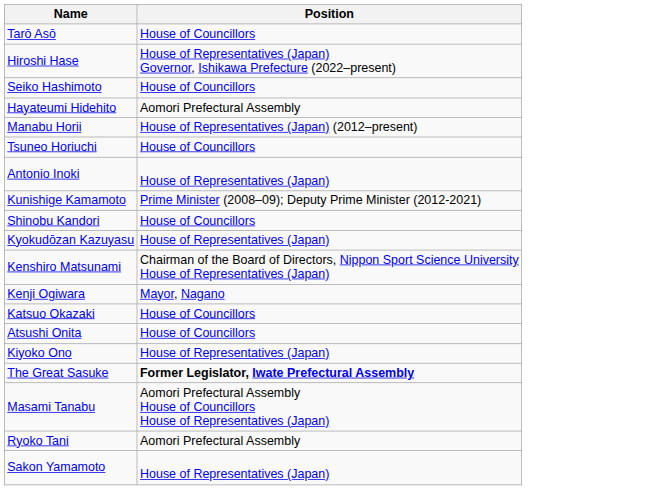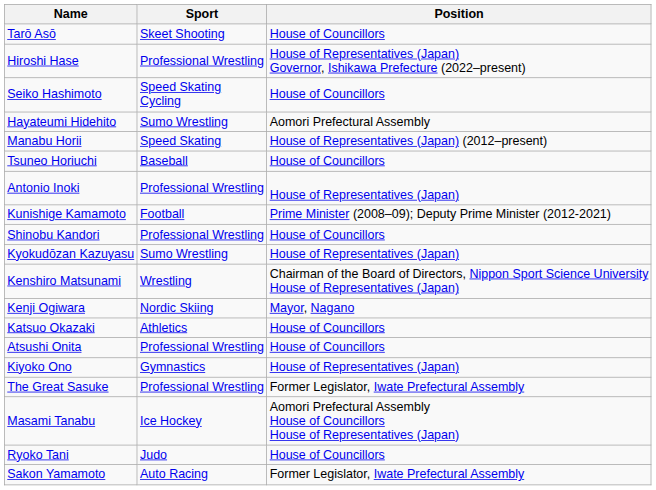+ column: (202, 14)
(277, 373) bold -> (397, 387) normal
(220, 440) Aomori Prefectural Assembly -> (327, 454) House of Councillors
(235, 474) House of Representatives (Japan) -> (397, 474) Former Legislator, Iwate Prefectural Assembly
